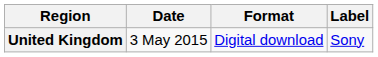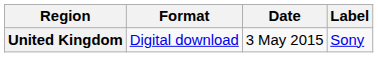columns swapped: (169, 16) <-> (269, 16)
